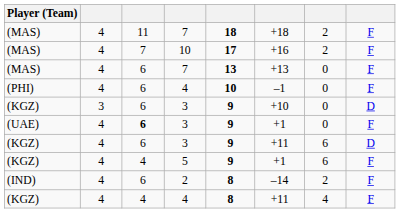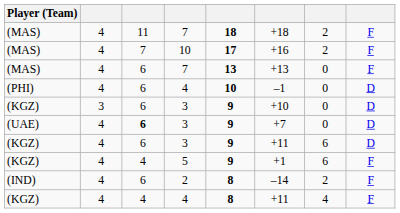(371, 87) F -> (371, 87) D
(280, 124) +1 -> (280, 124) +7
(371, 124) F -> (371, 124) D
